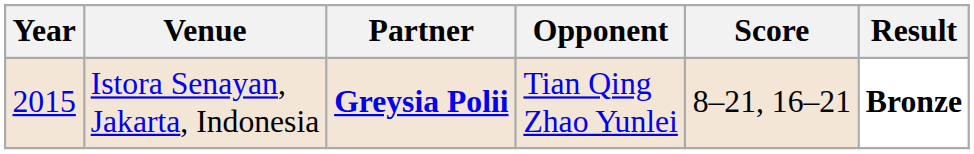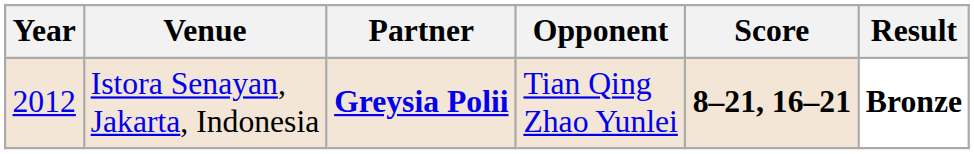(44, 101) 2015 -> (44, 101) 2012
(772, 101) normal -> (772, 101) bold
